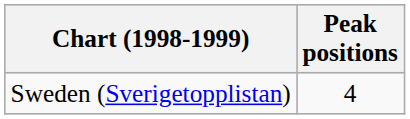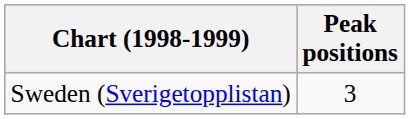(350, 93) 4 -> (350, 93) 3
